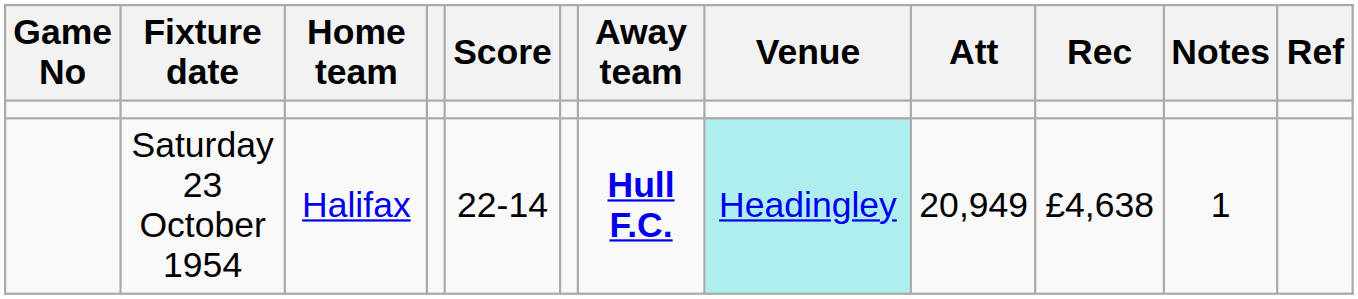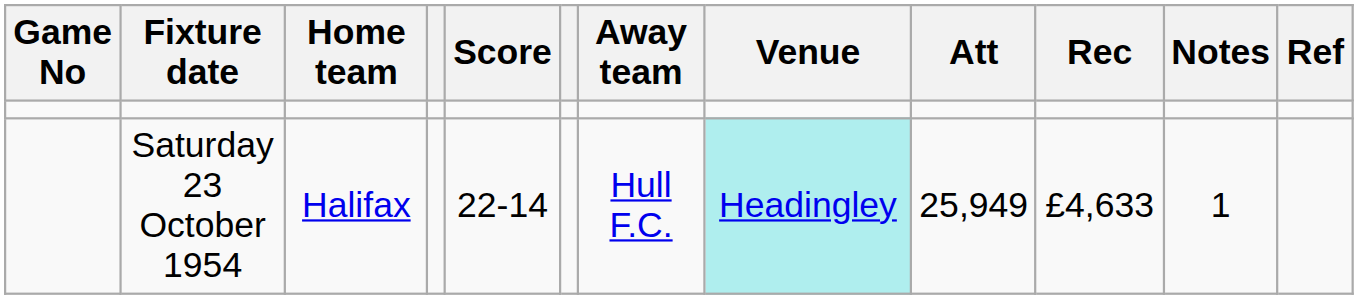(641, 205) bold -> (641, 205) normal
(974, 205) 20,949 -> (974, 205) 25,949
(1100, 205) £4,638 -> (1100, 205) £4,633
